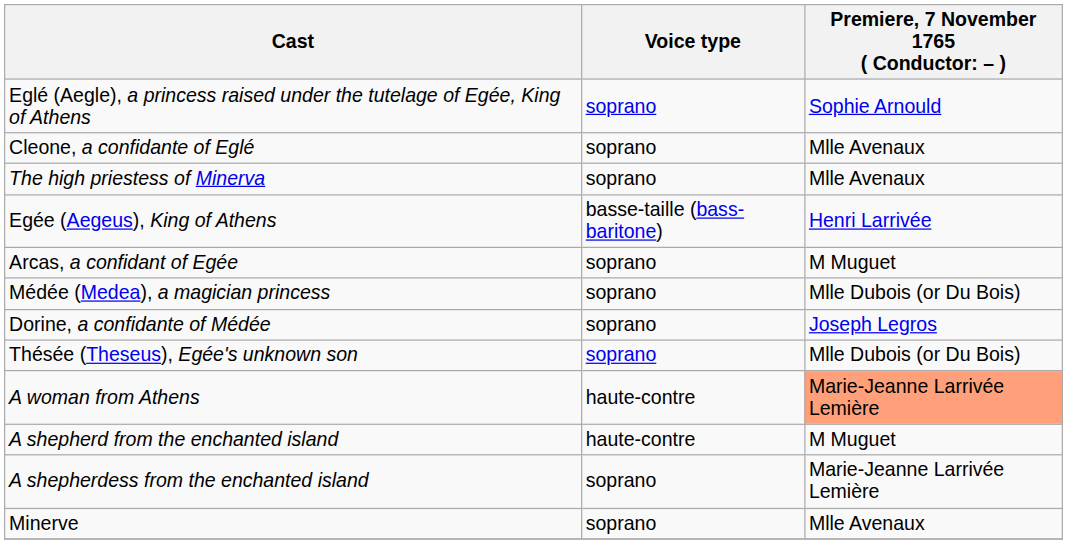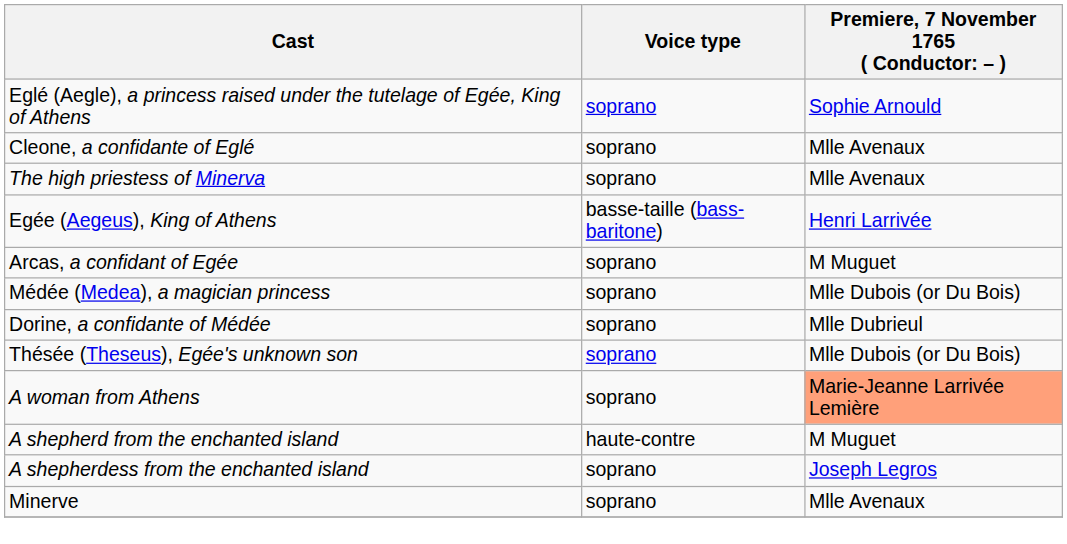(873, 324) Joseph Legros -> (866, 324) Mlle Dubrieul
(641, 397) haute-contre -> (621, 397) soprano
(907, 481) Marie-Jeanne Larrivée Lemière -> (873, 470) Joseph Legros
